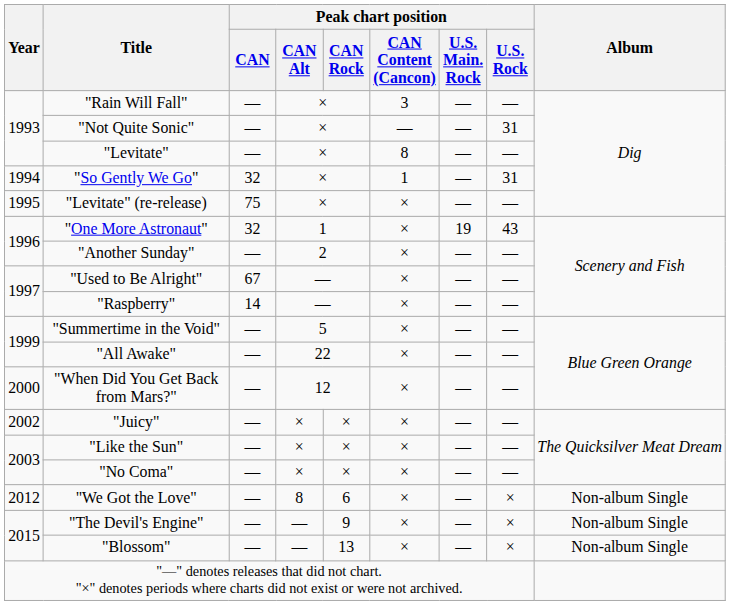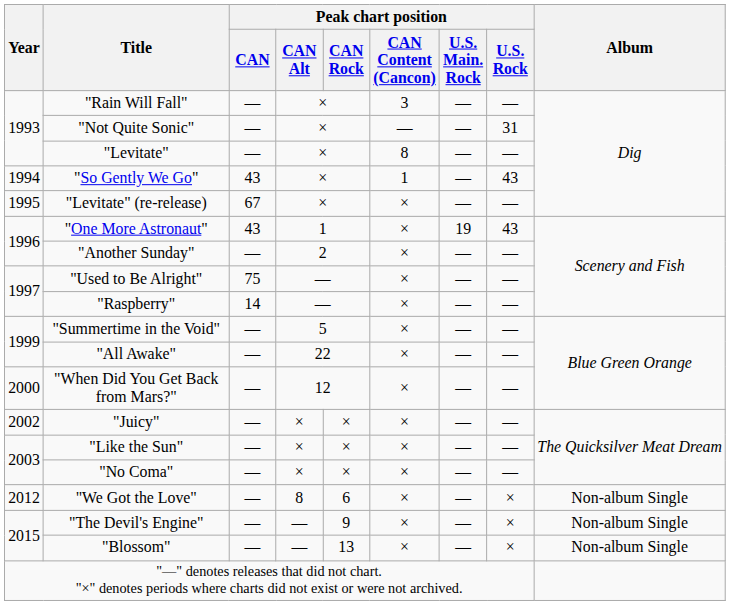(252, 178) 32 -> (252, 178) 43
(510, 178) 31 -> (510, 178) 43
(252, 203) 75 -> (252, 203) 67
(252, 228) 32 -> (252, 228) 43
(252, 278) 67 -> (252, 278) 75
